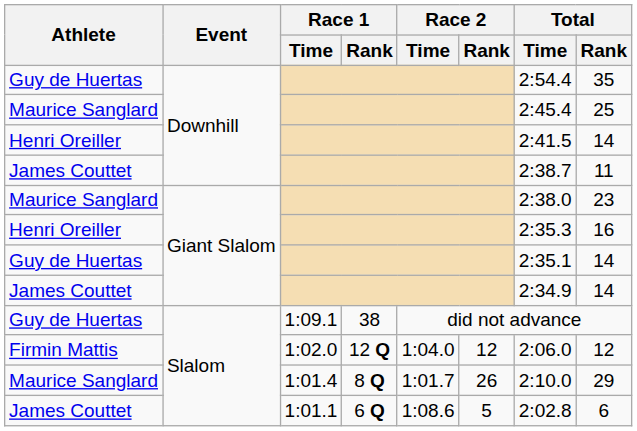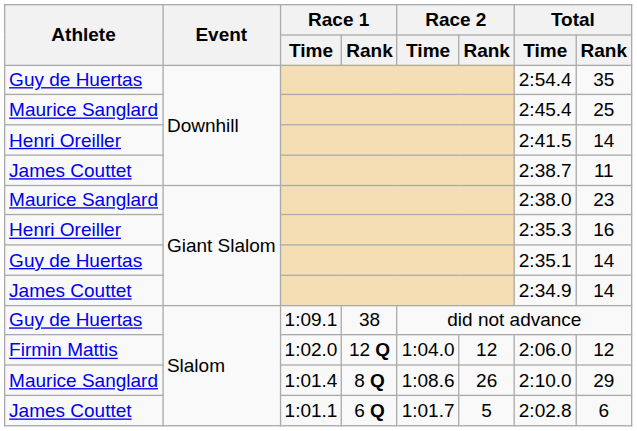(428, 380) 1:01.7 -> (428, 380) 1:08.6
(428, 410) 1:08.6 -> (428, 410) 1:01.7
